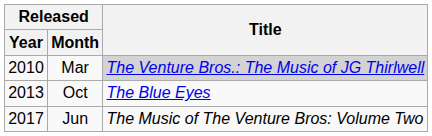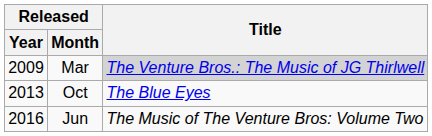(26, 67) 2010 -> (26, 67) 2009
(26, 118) 2017 -> (26, 118) 2016
